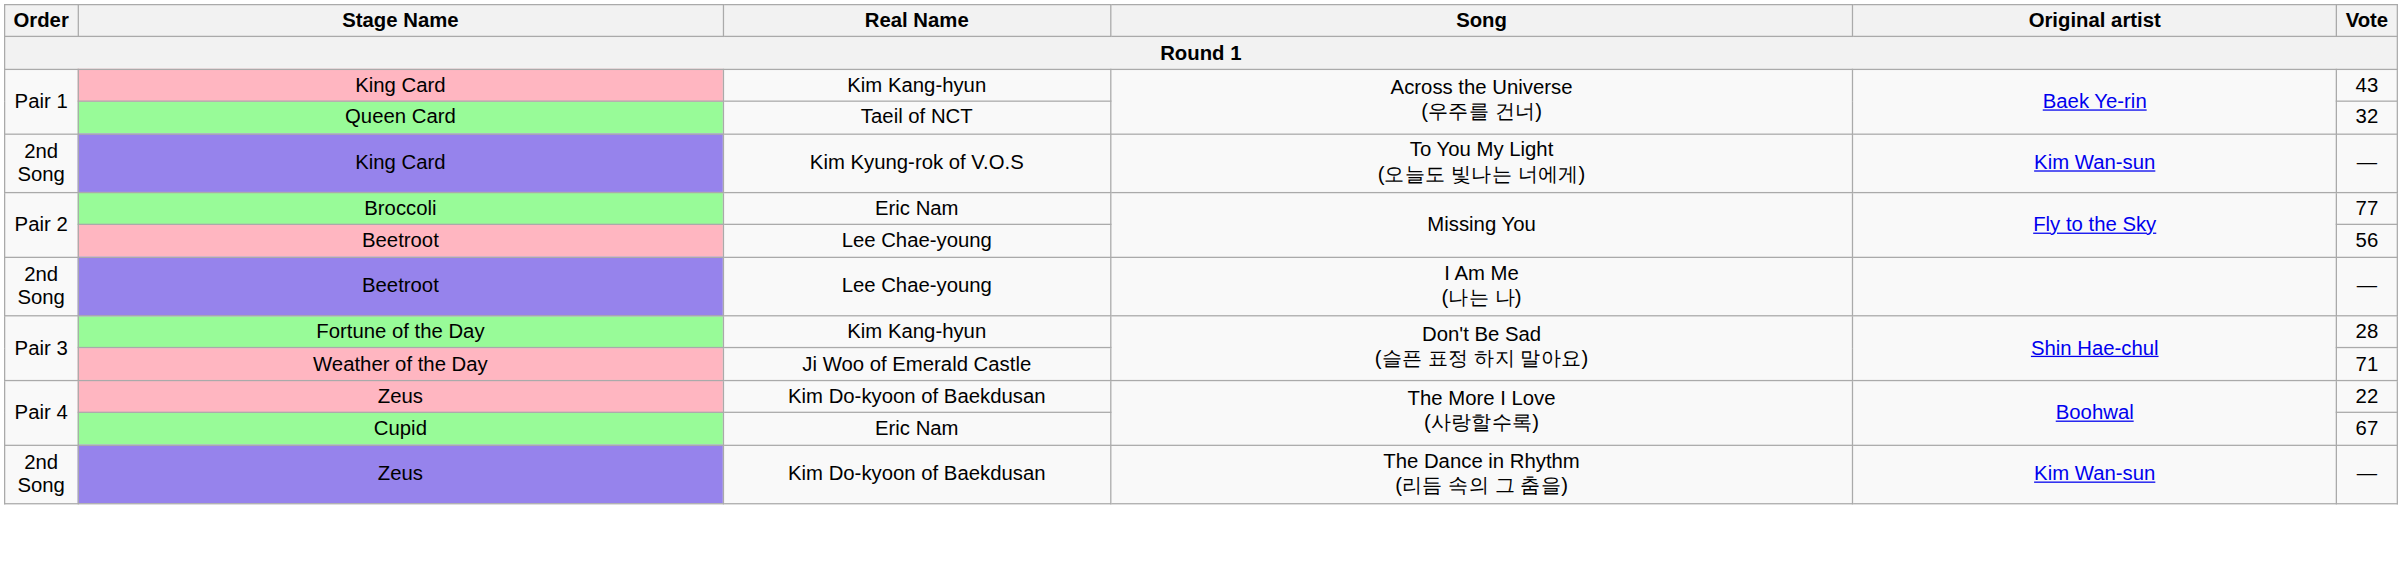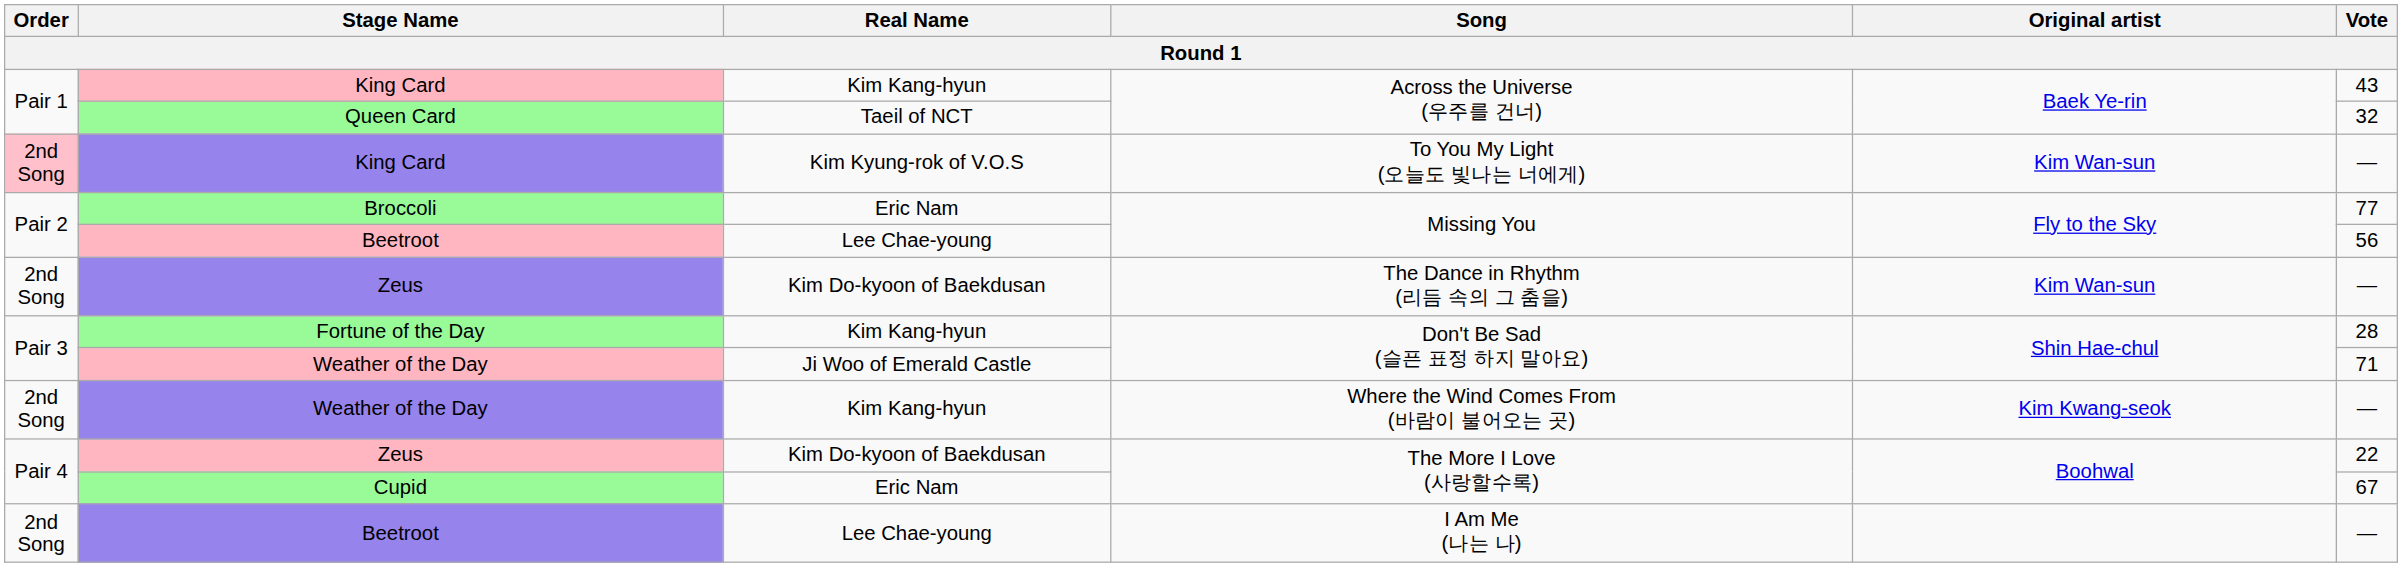(41, 162) no background -> (41, 162) pink background
rows swapped: (400, 286) <-> (400, 474)
+ row: (400, 409)
